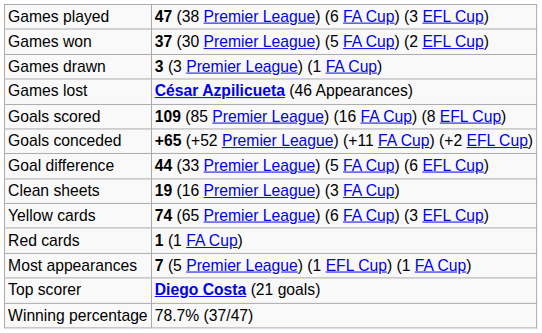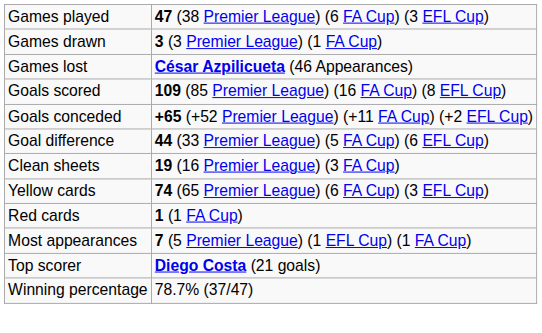- row: (50, 41)
